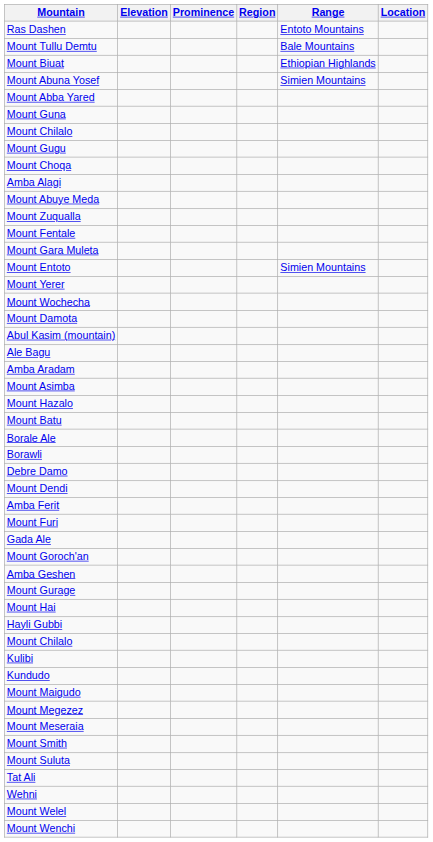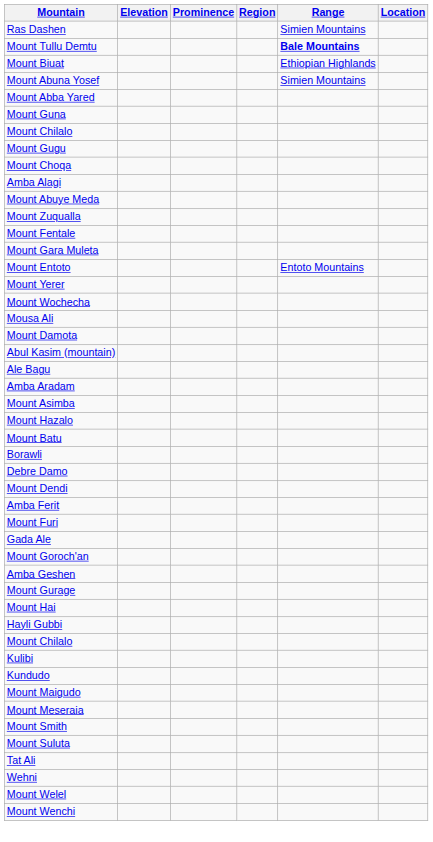(322, 30) Entoto Mountains -> (323, 30) Simien Mountains
(317, 47) normal -> (320, 47) bold
(323, 268) Simien Mountains -> (322, 268) Entoto Mountains
+ row: (30, 319)
- row: (31, 438)
- row: (45, 710)
